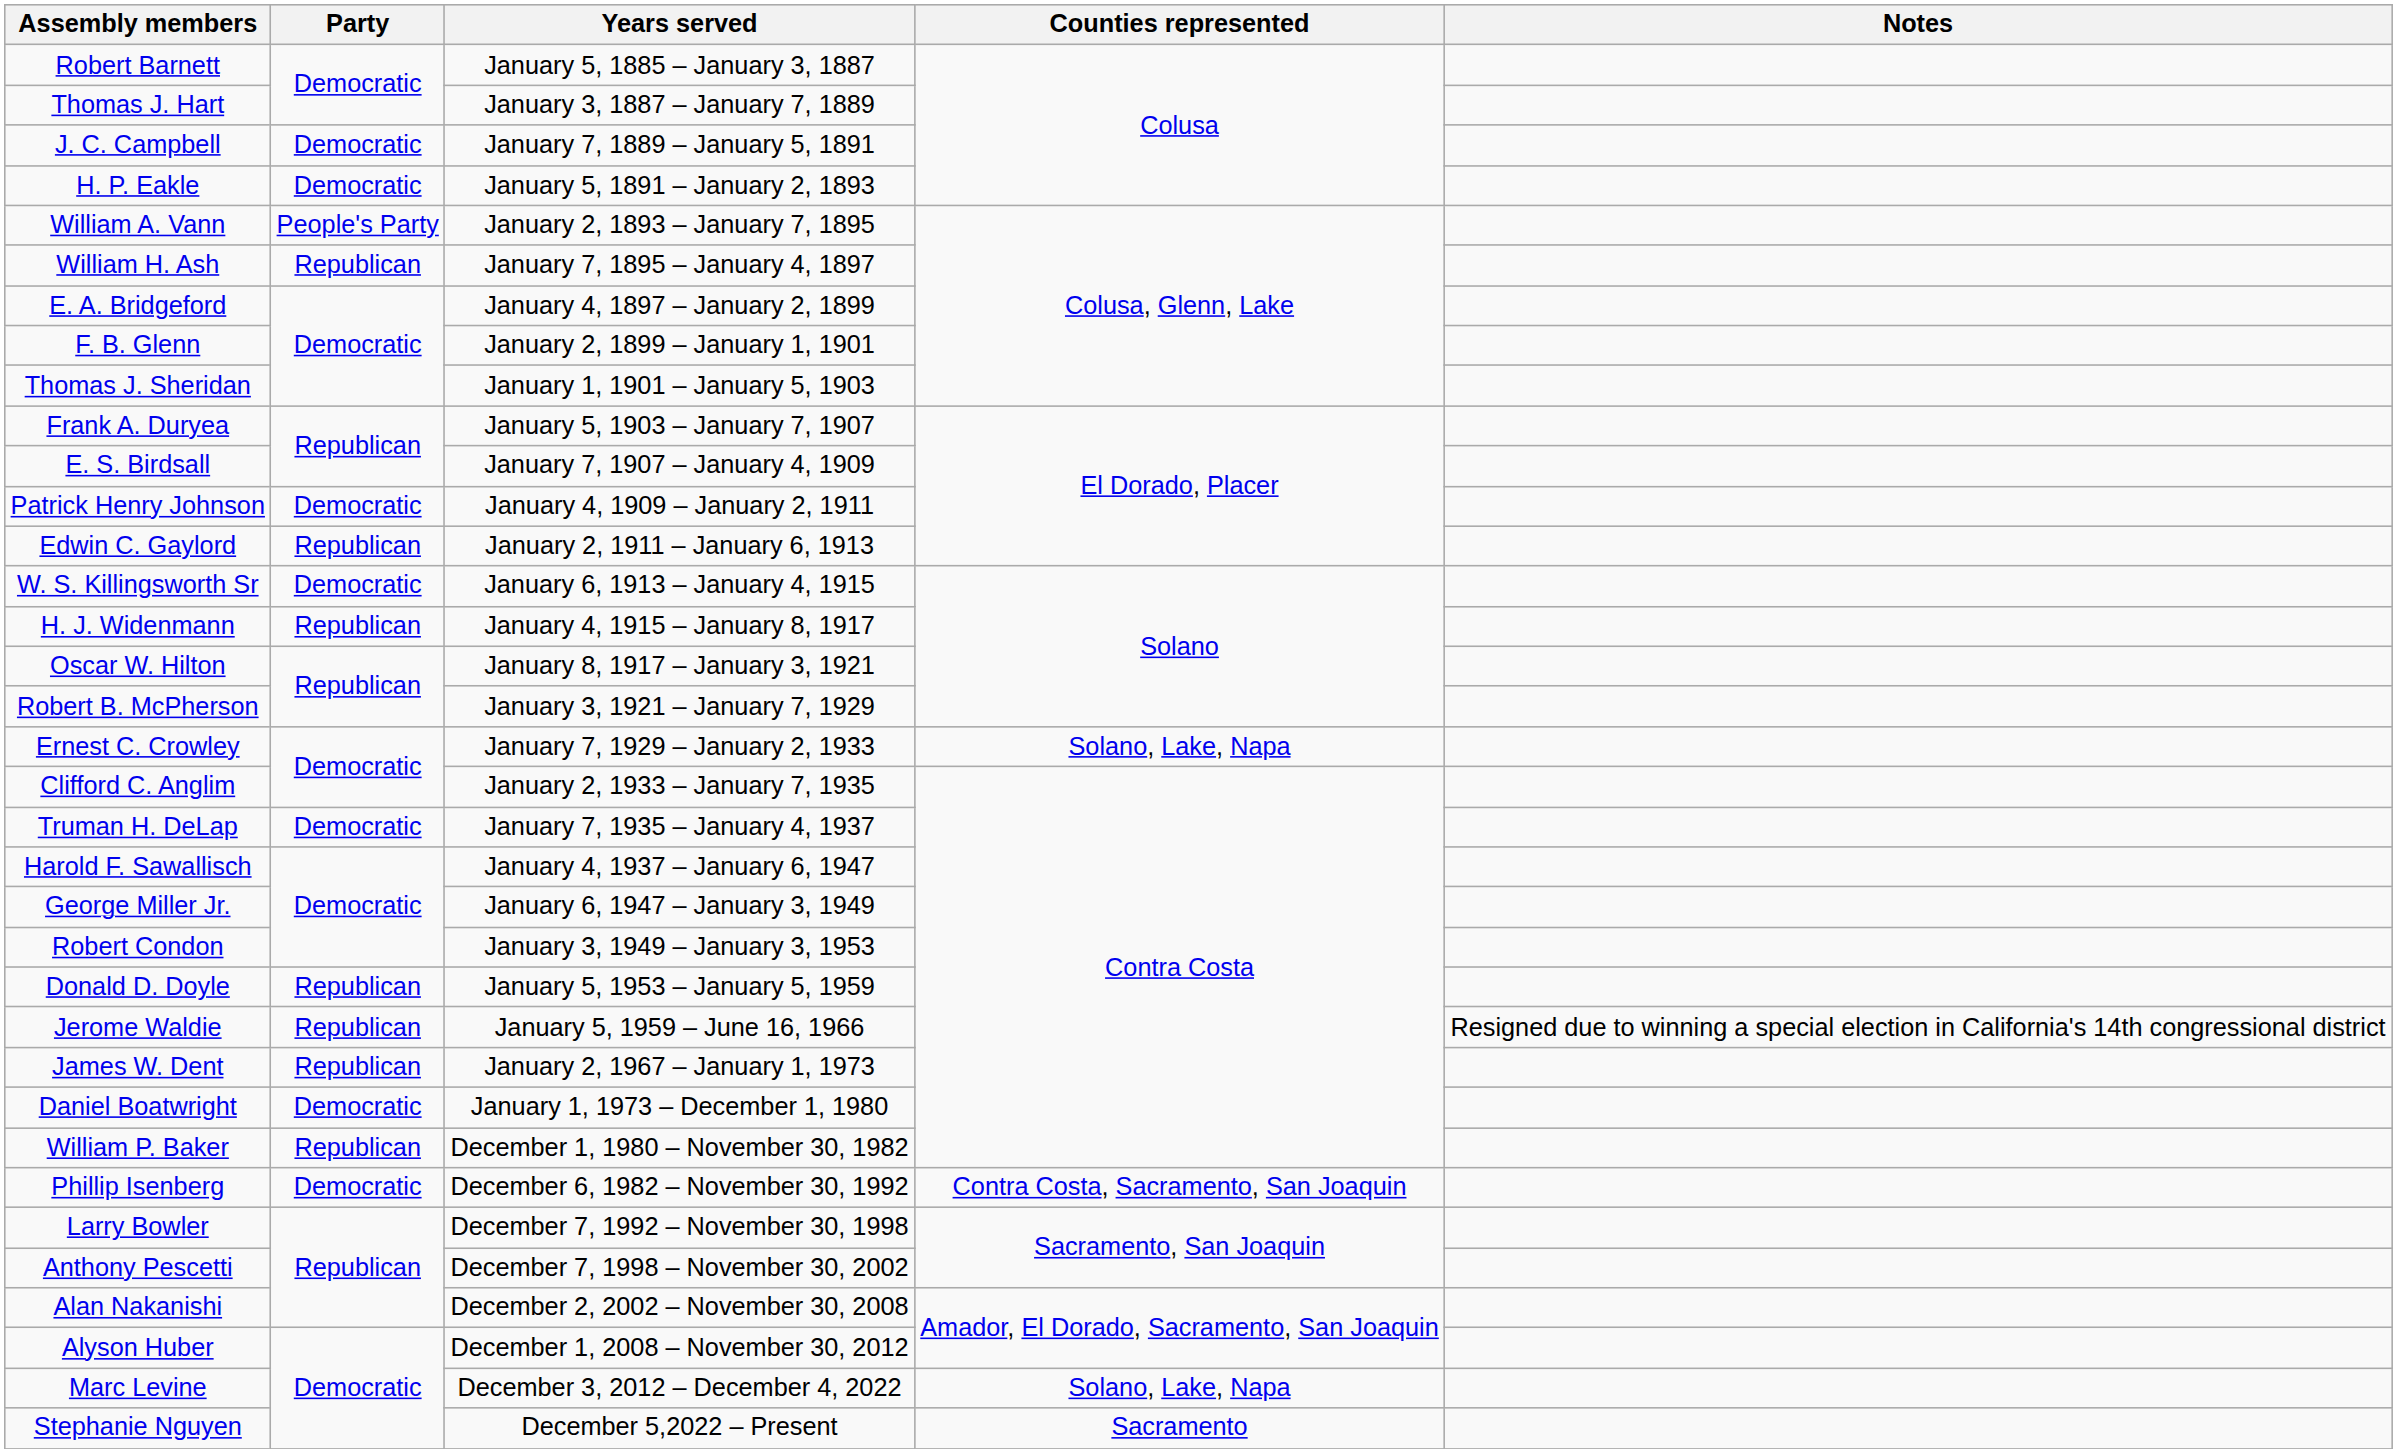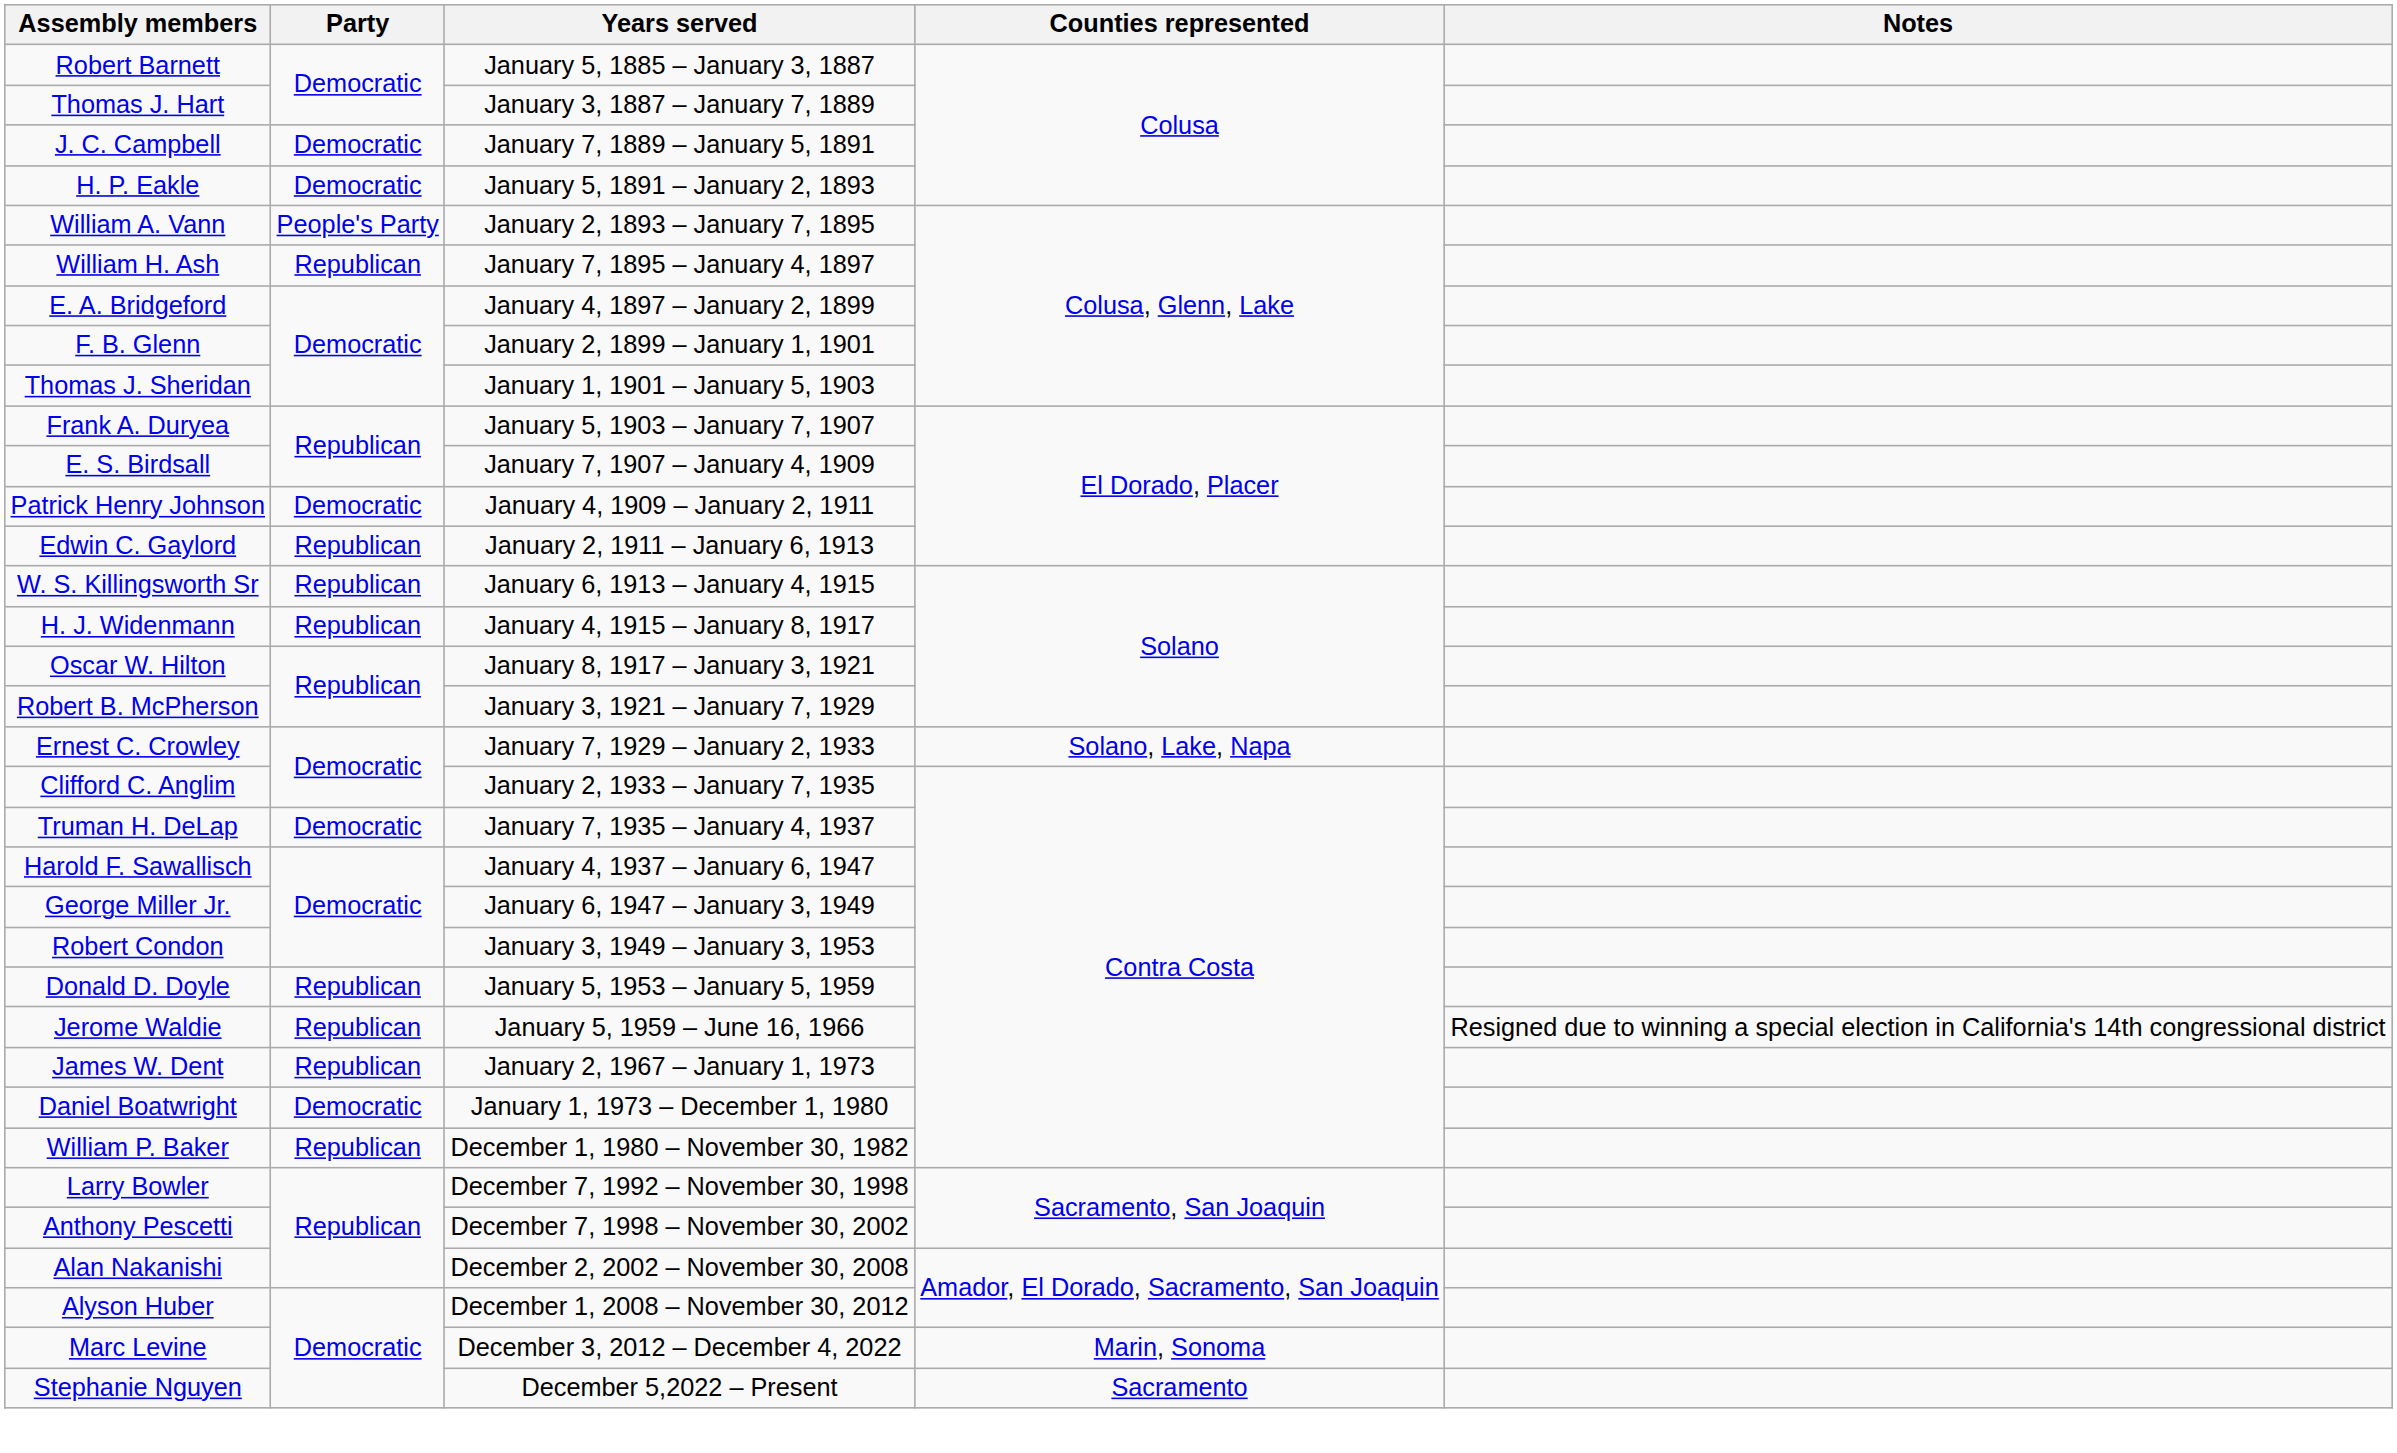(358, 585) Democratic -> (358, 585) Republican
- row: (138, 1187)
(1180, 1387) Solano, Lake, Napa -> (1180, 1347) Marin, Sonoma
